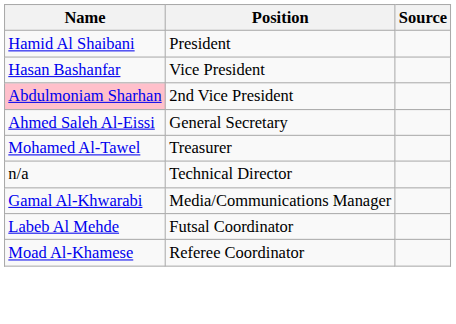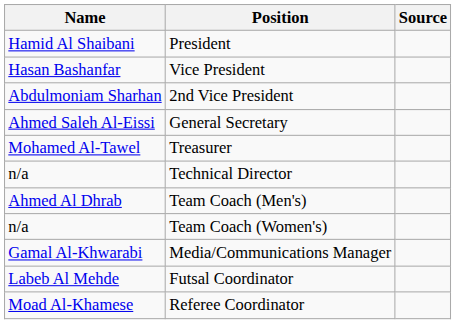(85, 95) pink background -> (85, 95) no background
+ row: (238, 200)
+ row: (248, 226)
